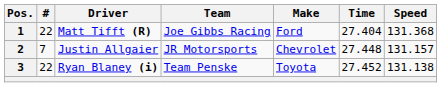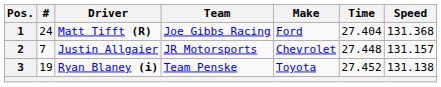(46, 32) 22 -> (46, 32) 24
(46, 68) 22 -> (46, 68) 19
